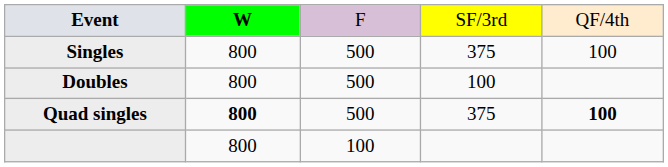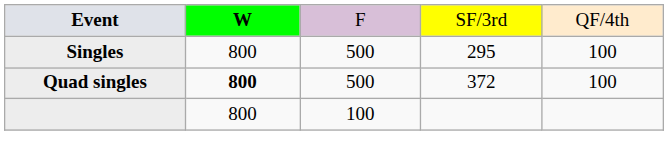(481, 51) 375 -> (481, 51) 295
- row: (95, 83)
(481, 114) 375 -> (481, 83) 372
(602, 114) bold -> (602, 83) normal
